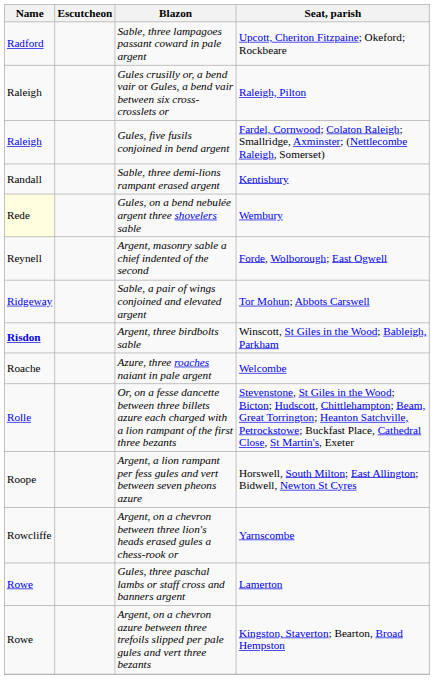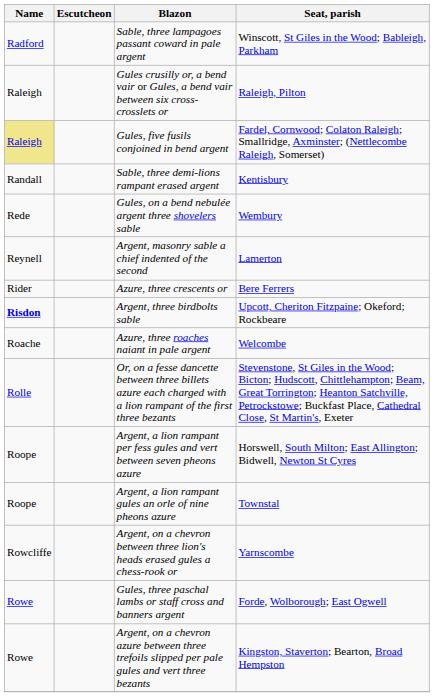(322, 43) Upcott, Cheriton Fitzpaine; Okeford; Rockbeare -> (332, 43) Winscott, St Giles in the Wood; Bableigh, Parkham
(24, 142) no background -> (24, 142) khaki background
(18, 215) lightyellow background -> (18, 215) no background
(313, 258) Forde, Wolborough; East Ogwell -> (260, 258) Lamerton
+ row: (172, 288)
- row: (169, 301)
(333, 338) Winscott, St Giles in the Wood; Bableigh, Parkham -> (321, 312) Upcott, Cheriton Fitzpaine; Okeford; Rockbeare
+ row: (168, 503)
(261, 584) Lamerton -> (313, 602) Forde, Wolborough; East Ogwell
